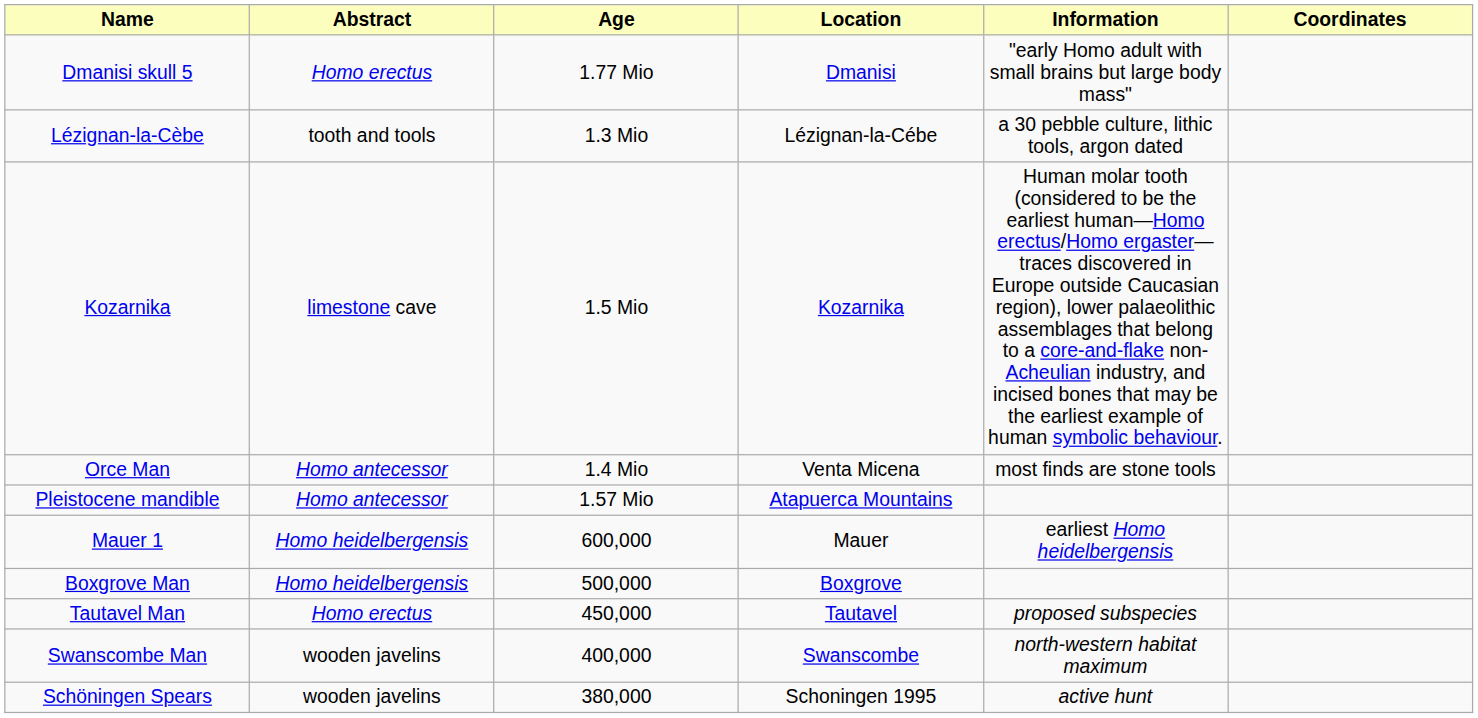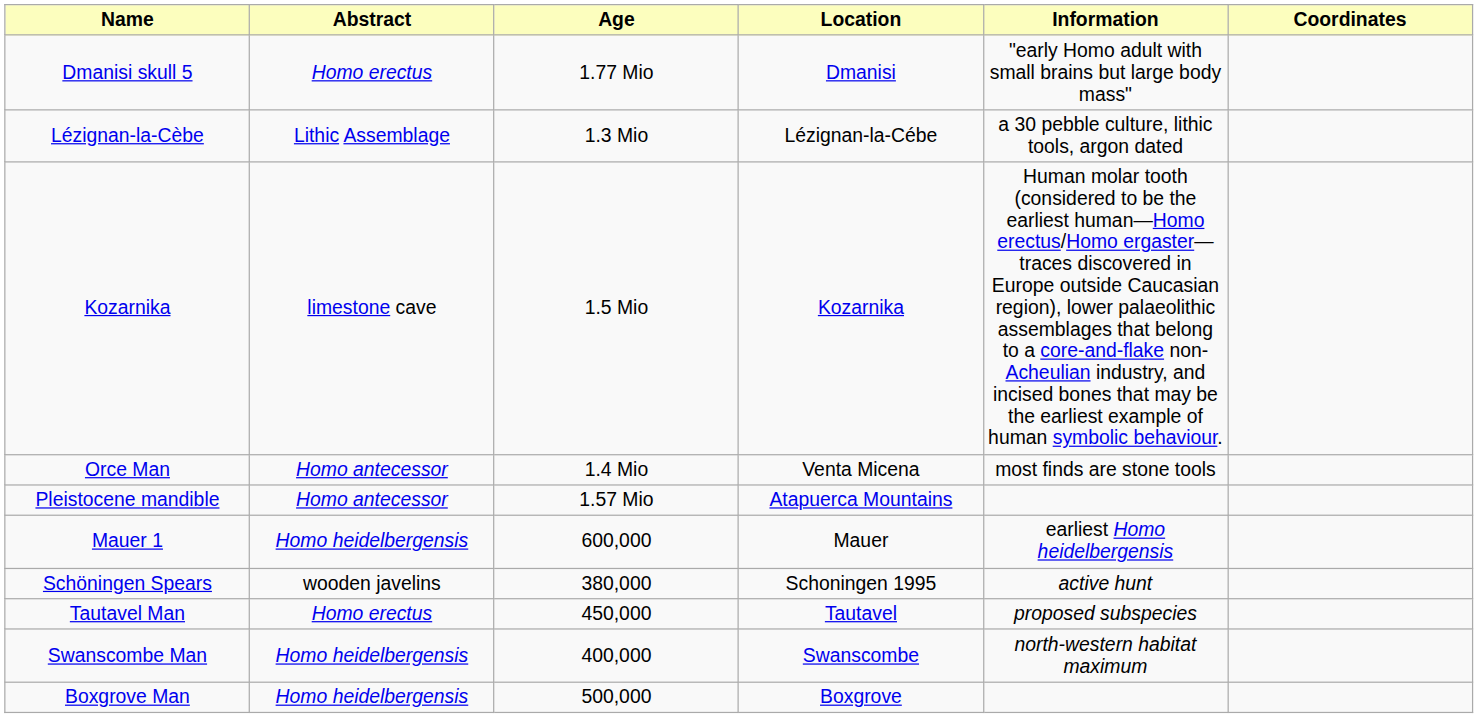(372, 135) tooth and tools -> (372, 135) Lithic Assemblage
rows swapped: (127, 583) <-> (127, 697)
(372, 655) wooden javelins -> (372, 655) Homo heidelbergensis
